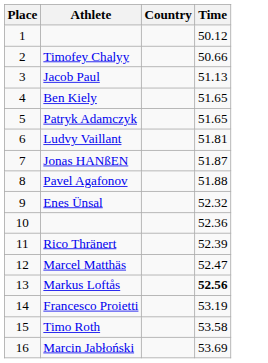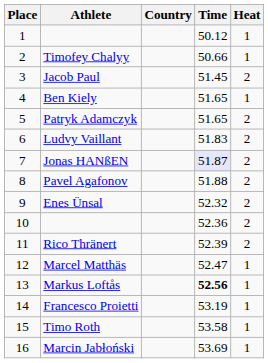+ column: (247, 14)
(213, 77) 51.13 -> (213, 77) 51.45
(213, 139) 51.81 -> (213, 139) 51.83
(213, 160) no background -> (213, 160) lavender background
